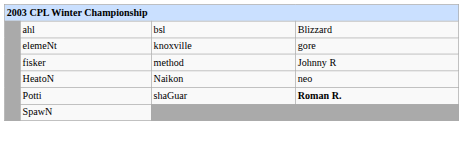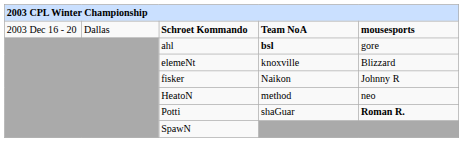+ row: (204, 29)
(159, 29) normal -> (267, 46) bold
(315, 29) Blizzard -> (370, 46) gore
(307, 46) gore -> (378, 62) Blizzard
(169, 62) method -> (276, 79) Naikon
(168, 79) Naikon -> (276, 95) method
